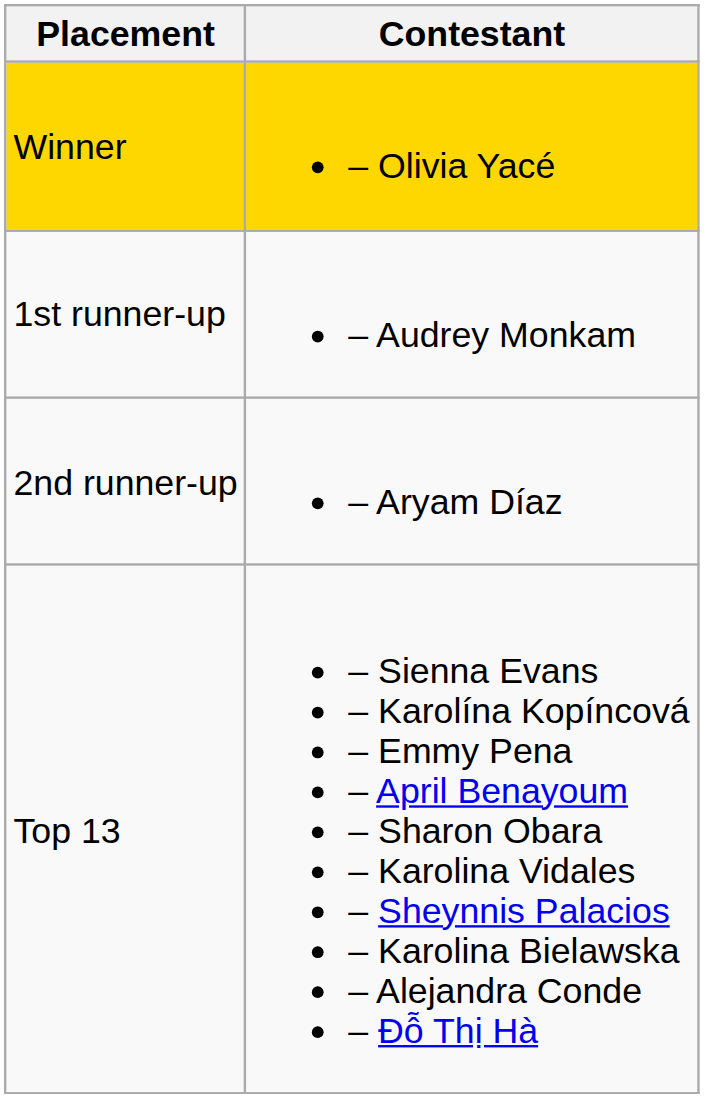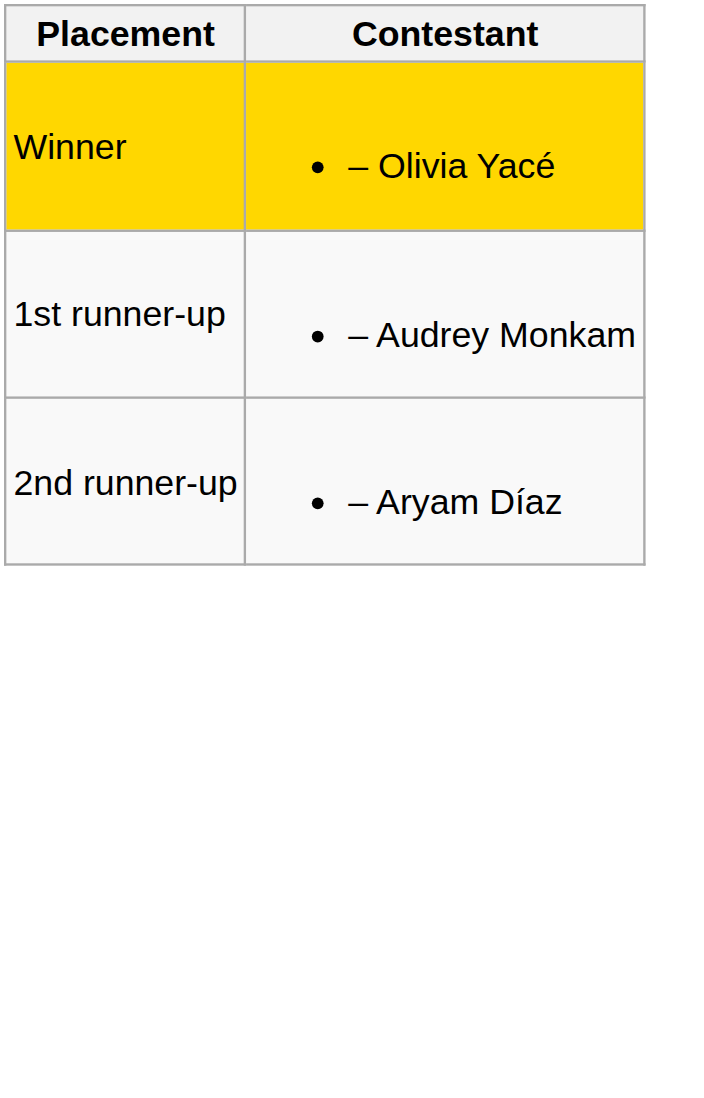- row: (67, 829)
